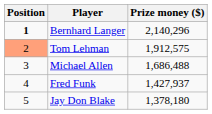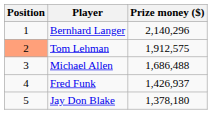(26, 30) bold -> (26, 30) normal
(167, 83) 1,427,937 -> (167, 83) 1,426,937
